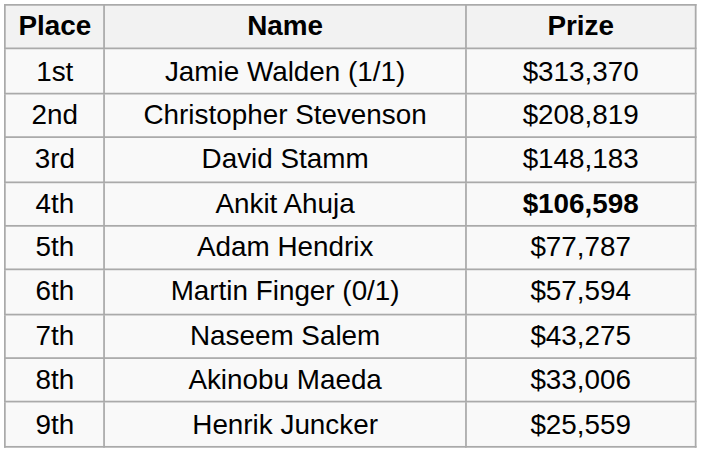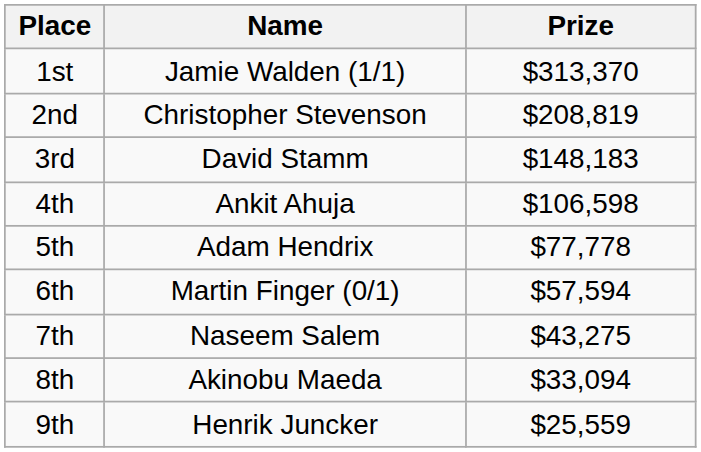(581, 203) bold -> (581, 203) normal
(581, 247) $77,787 -> (581, 247) $77,778
(581, 379) $33,006 -> (581, 379) $33,094
